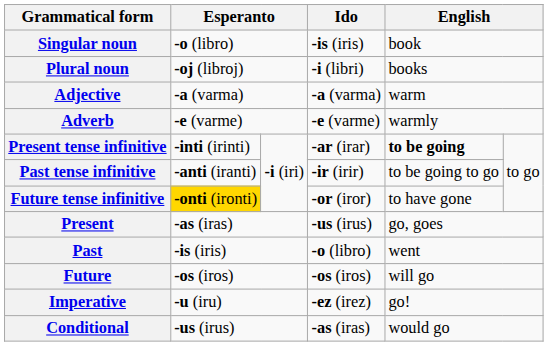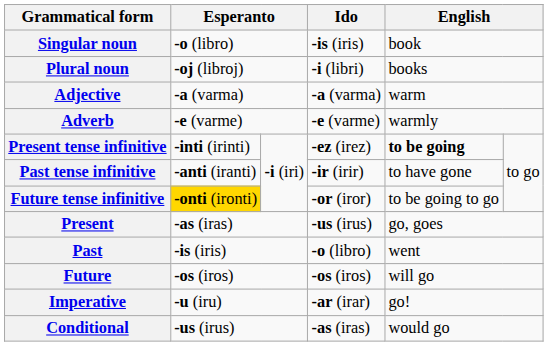(341, 146) -ar (irar) -> (341, 146) -ez (irez)
(444, 172) to be going to go -> (430, 172) to have gone
(430, 198) to have gone -> (444, 198) to be going to go
(341, 302) -ez (irez) -> (341, 302) -ar (irar)
